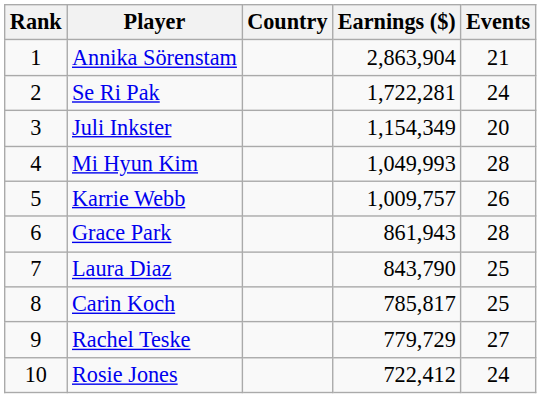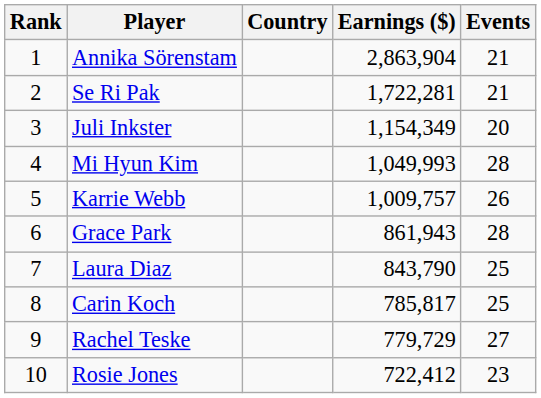(498, 92) 24 -> (498, 92) 21
(498, 374) 24 -> (498, 374) 23
